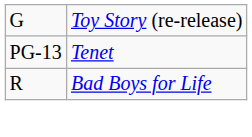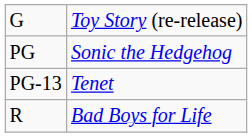+ row: (22, 52)
